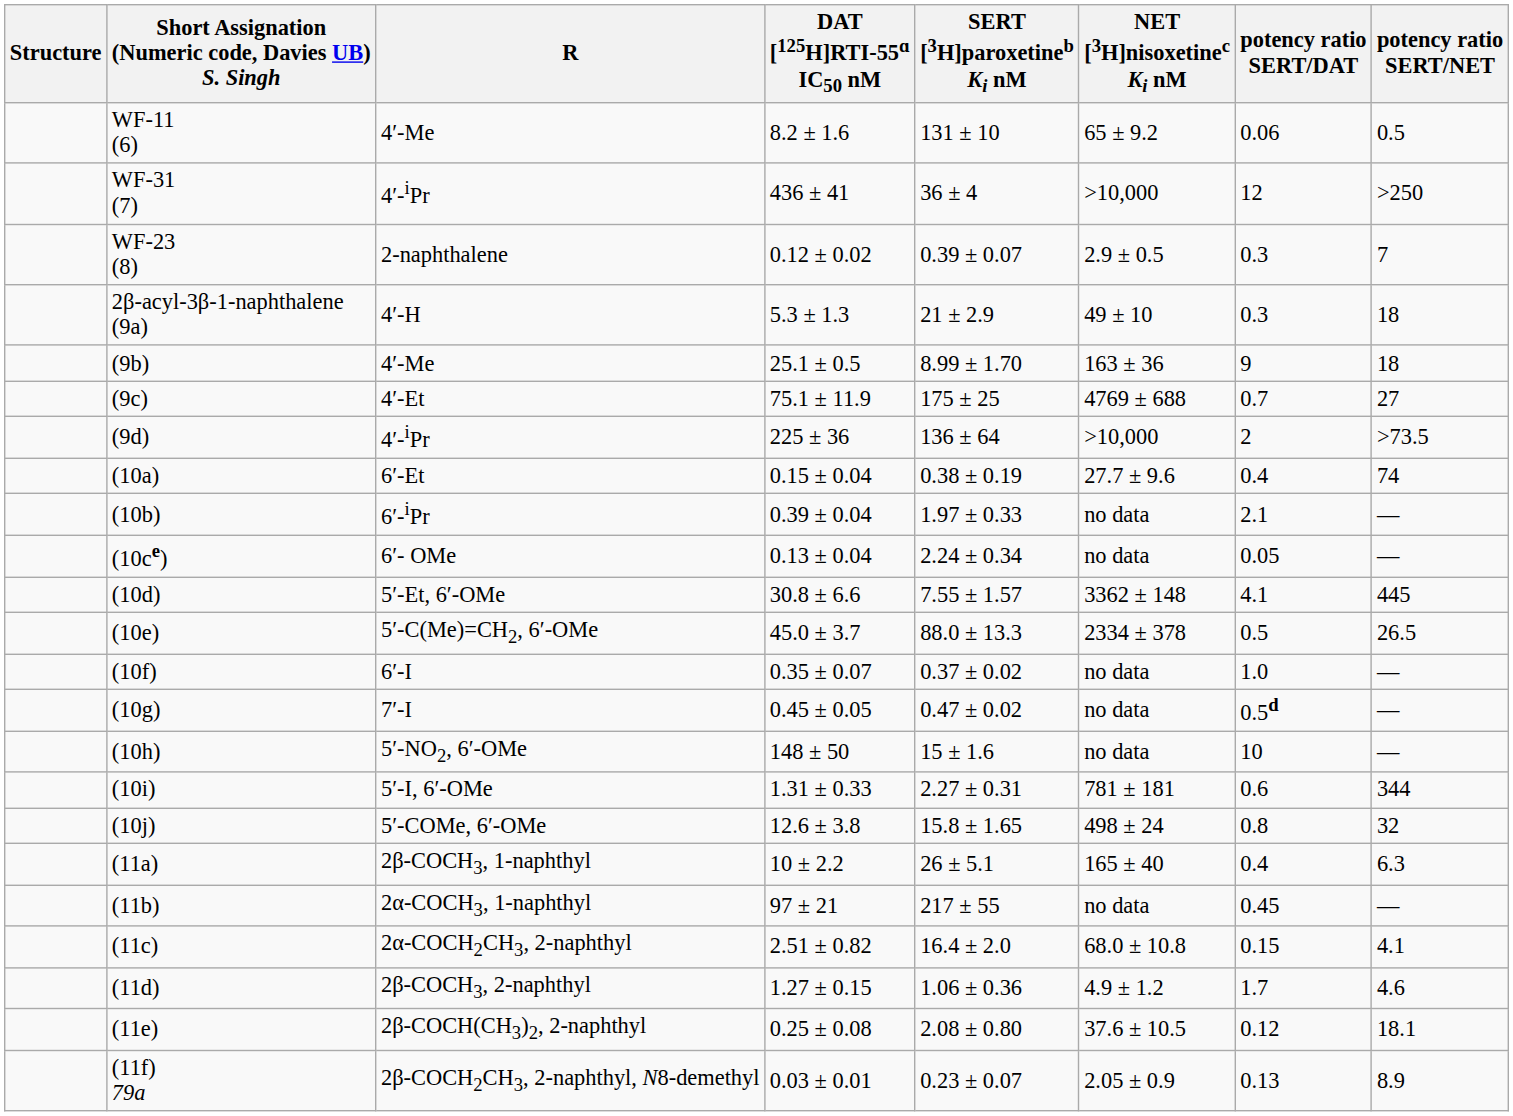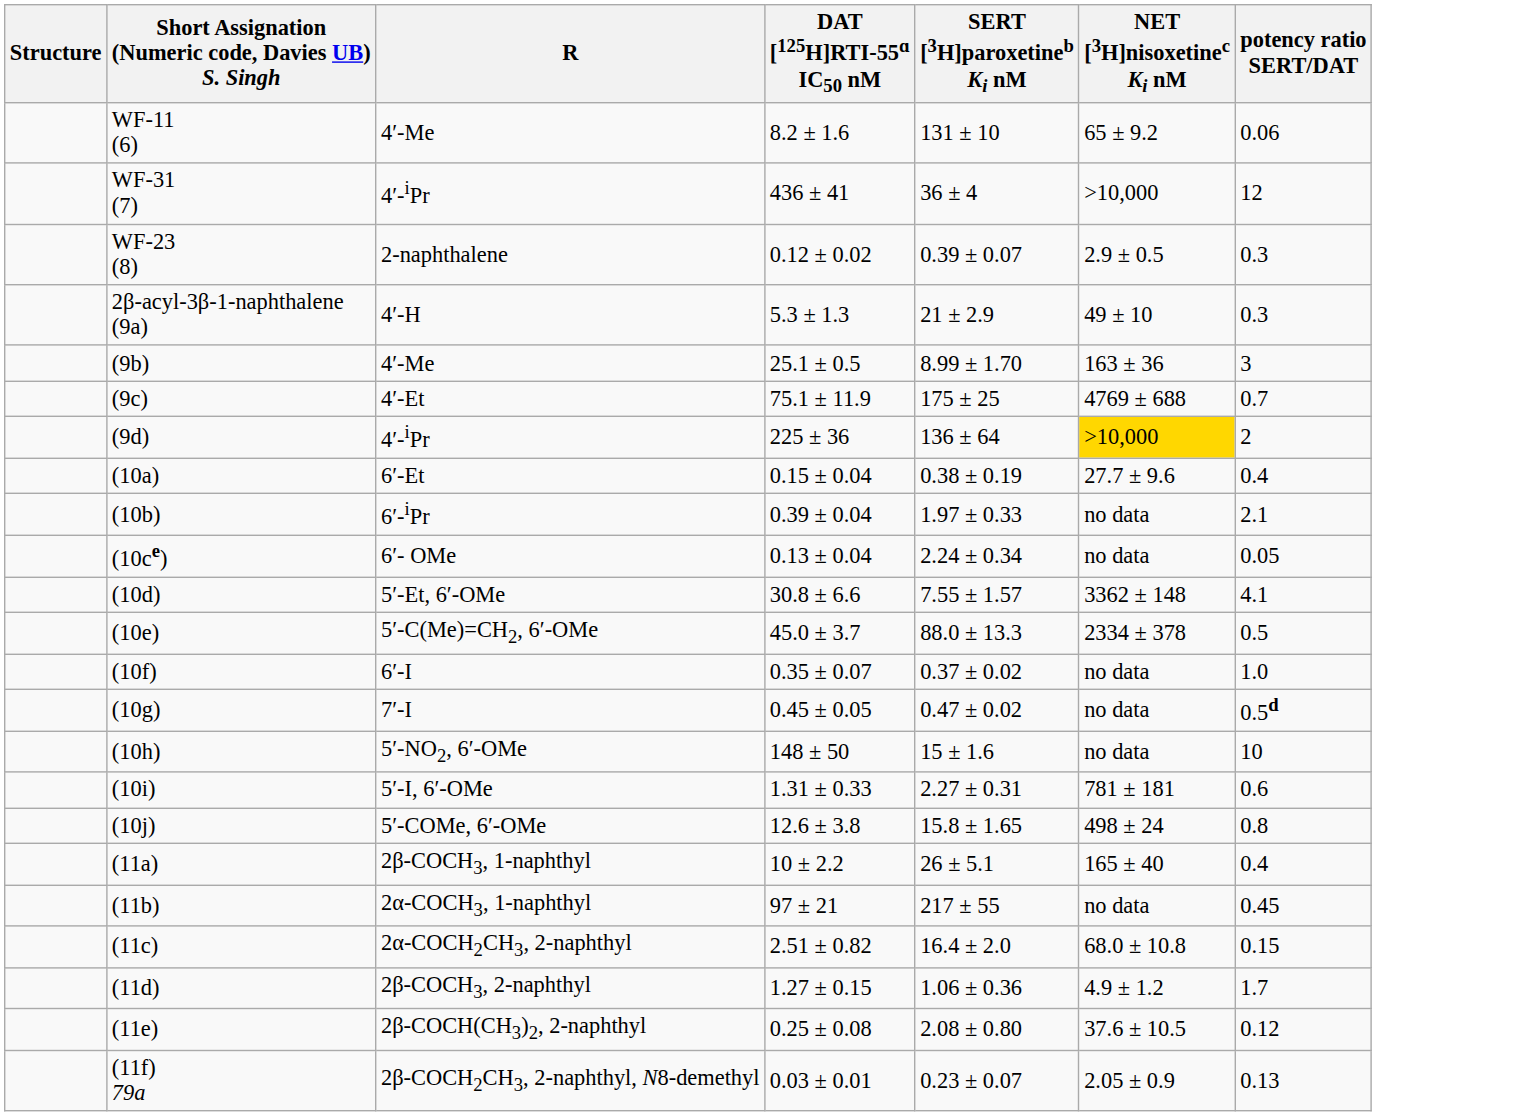- column: (1440, 53)
(1246, 363) 9 -> (1246, 363) 3
(1121, 437) no background -> (1121, 437) gold background
